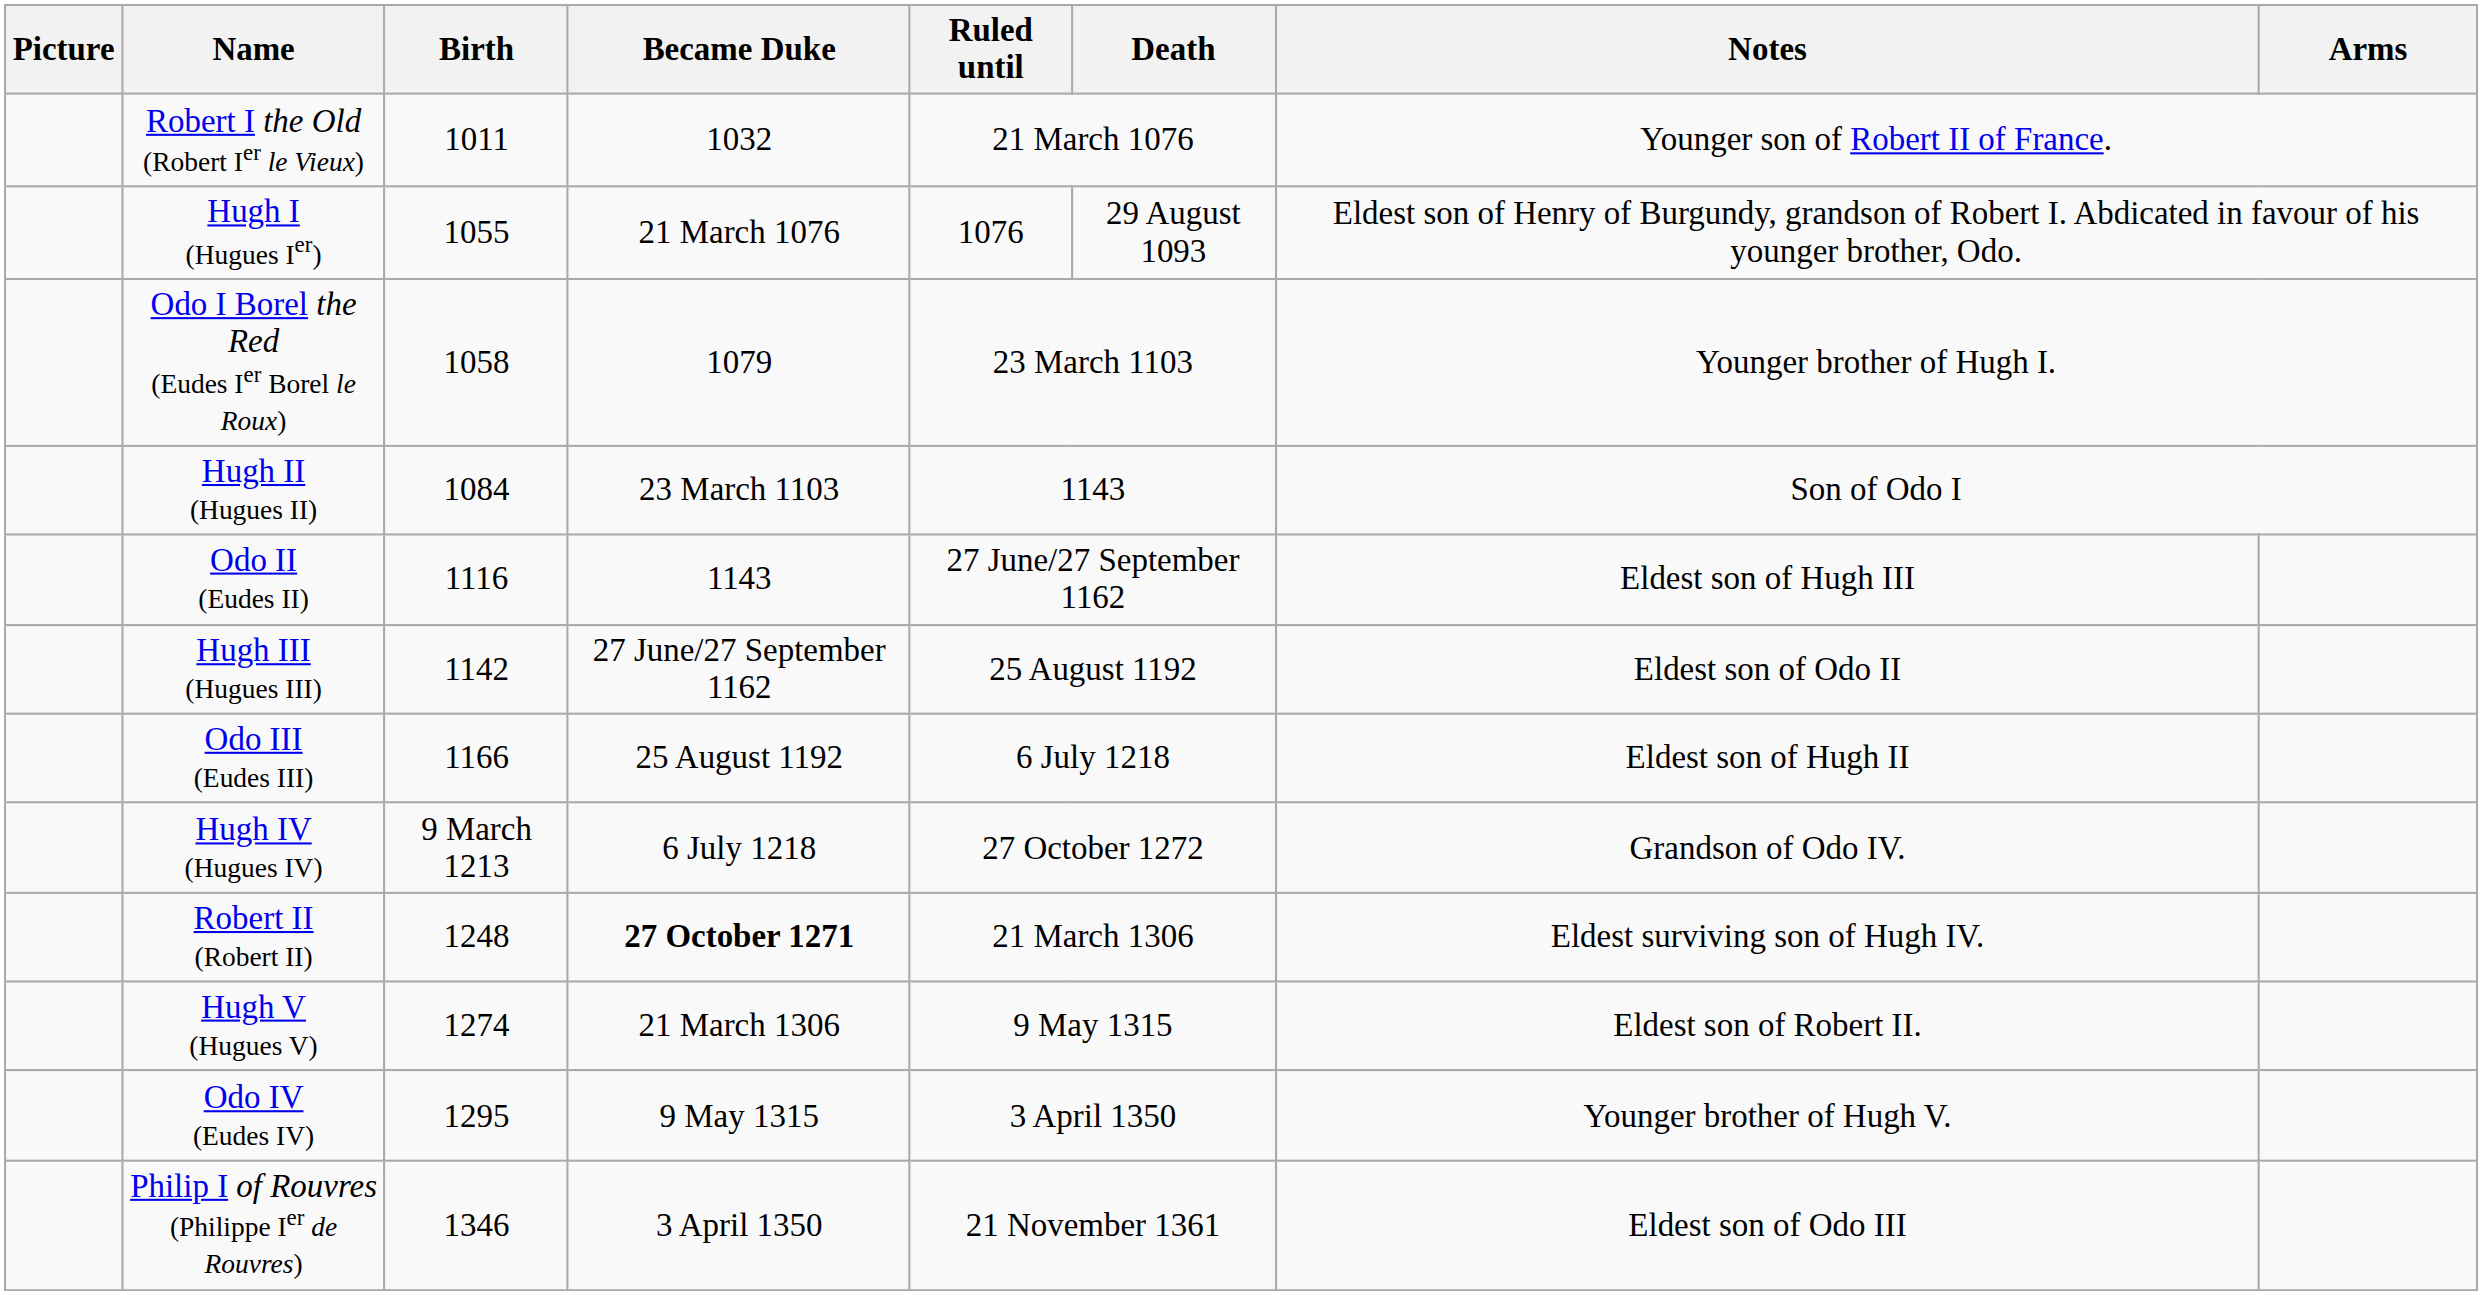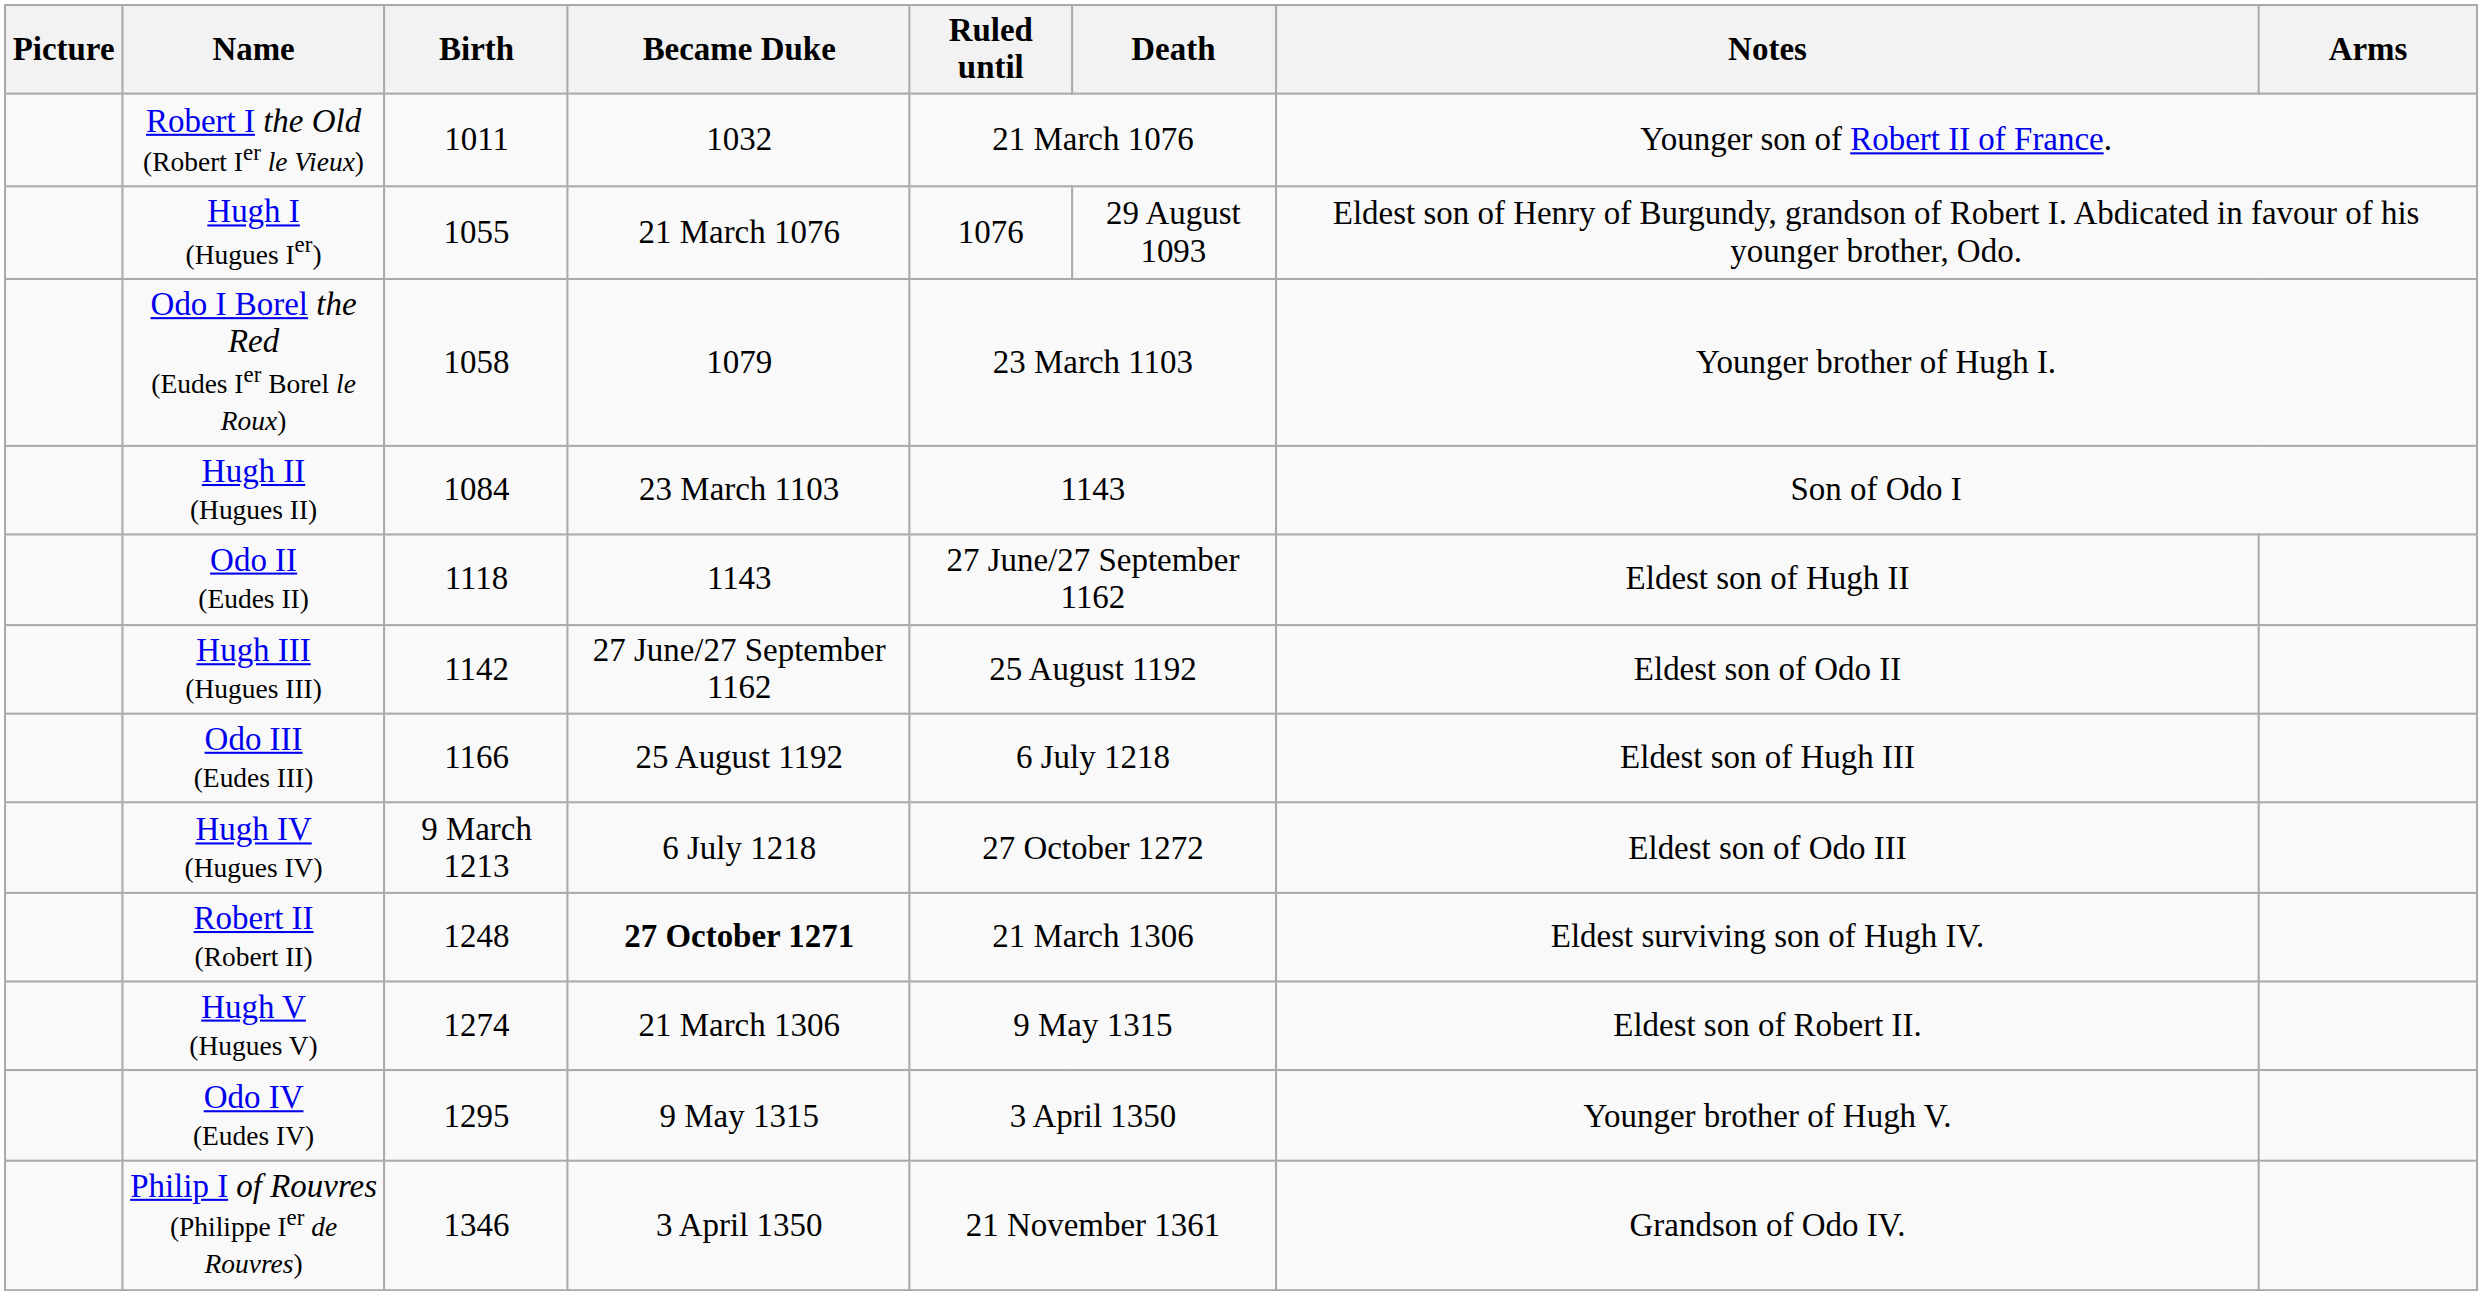(477, 578) 1116 -> (477, 578) 1118
(1767, 578) Eldest son of Hugh III -> (1768, 578) Eldest son of Hugh II
(1768, 757) Eldest son of Hugh II -> (1767, 757) Eldest son of Hugh III
(1768, 847) Grandson of Odo IV. -> (1767, 847) Eldest son of Odo III
(1767, 1224) Eldest son of Odo III -> (1768, 1224) Grandson of Odo IV.
